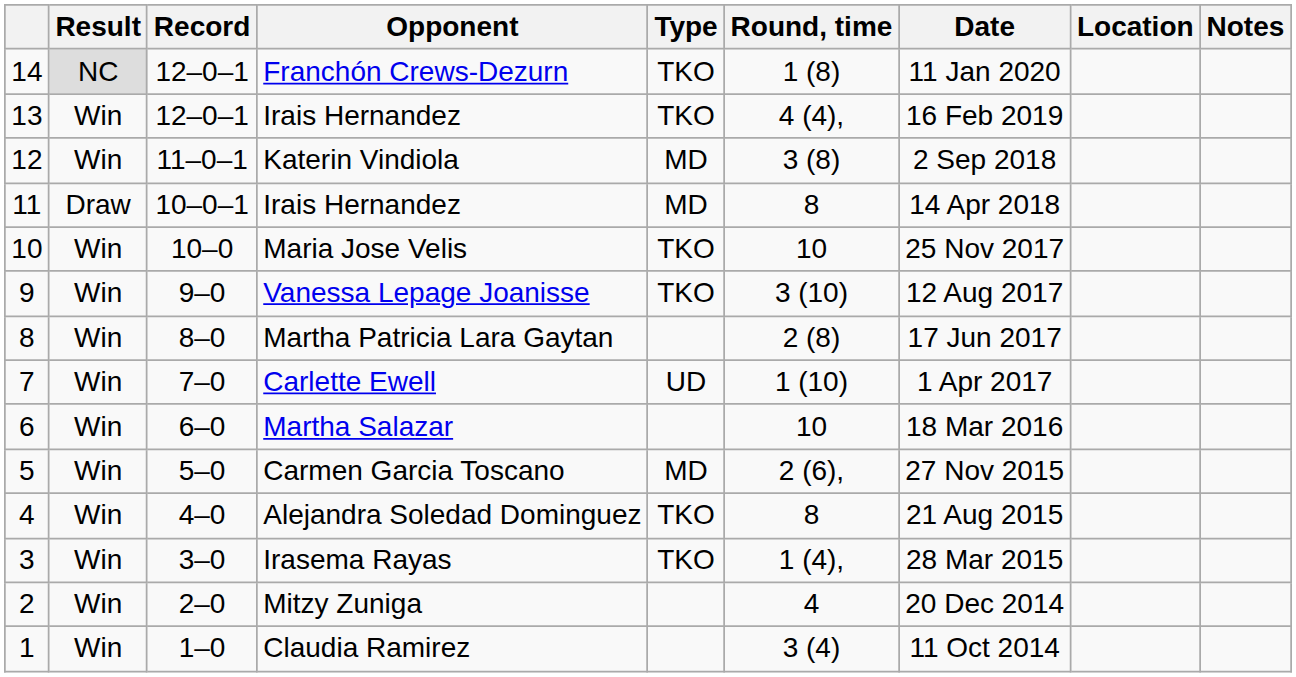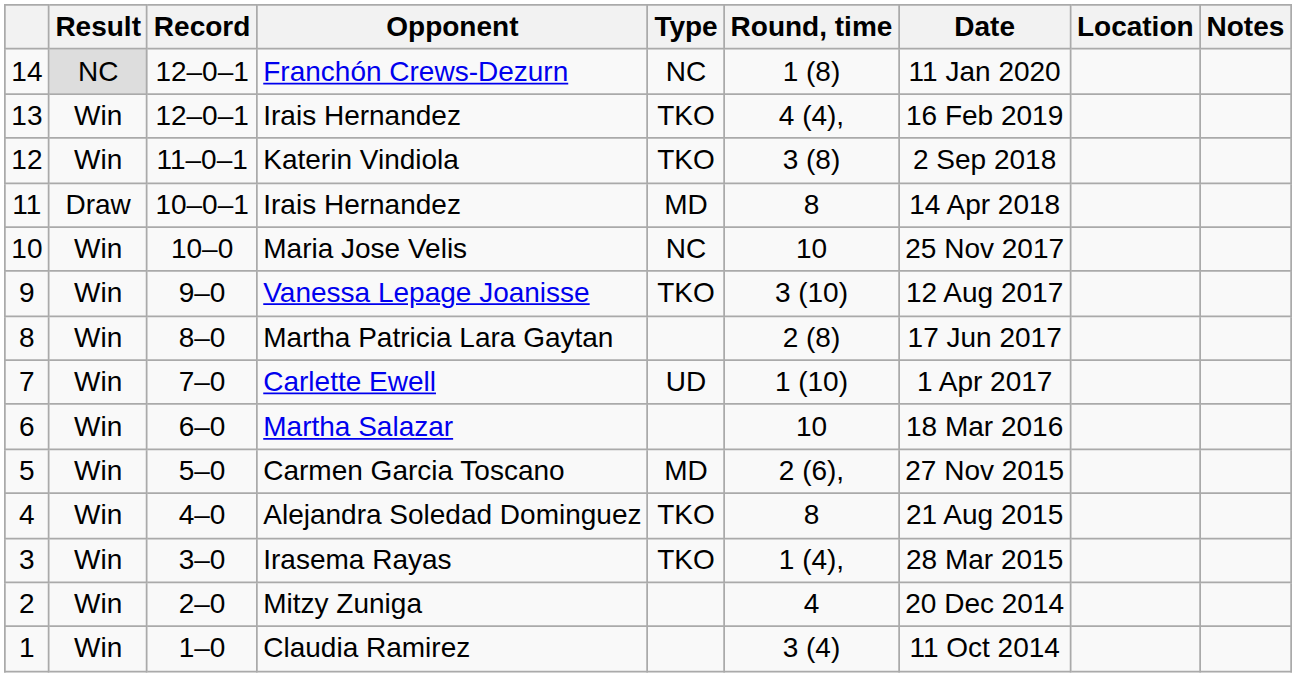(686, 71) TKO -> (686, 71) NC
(686, 159) MD -> (686, 159) TKO
(686, 248) TKO -> (686, 248) NC
